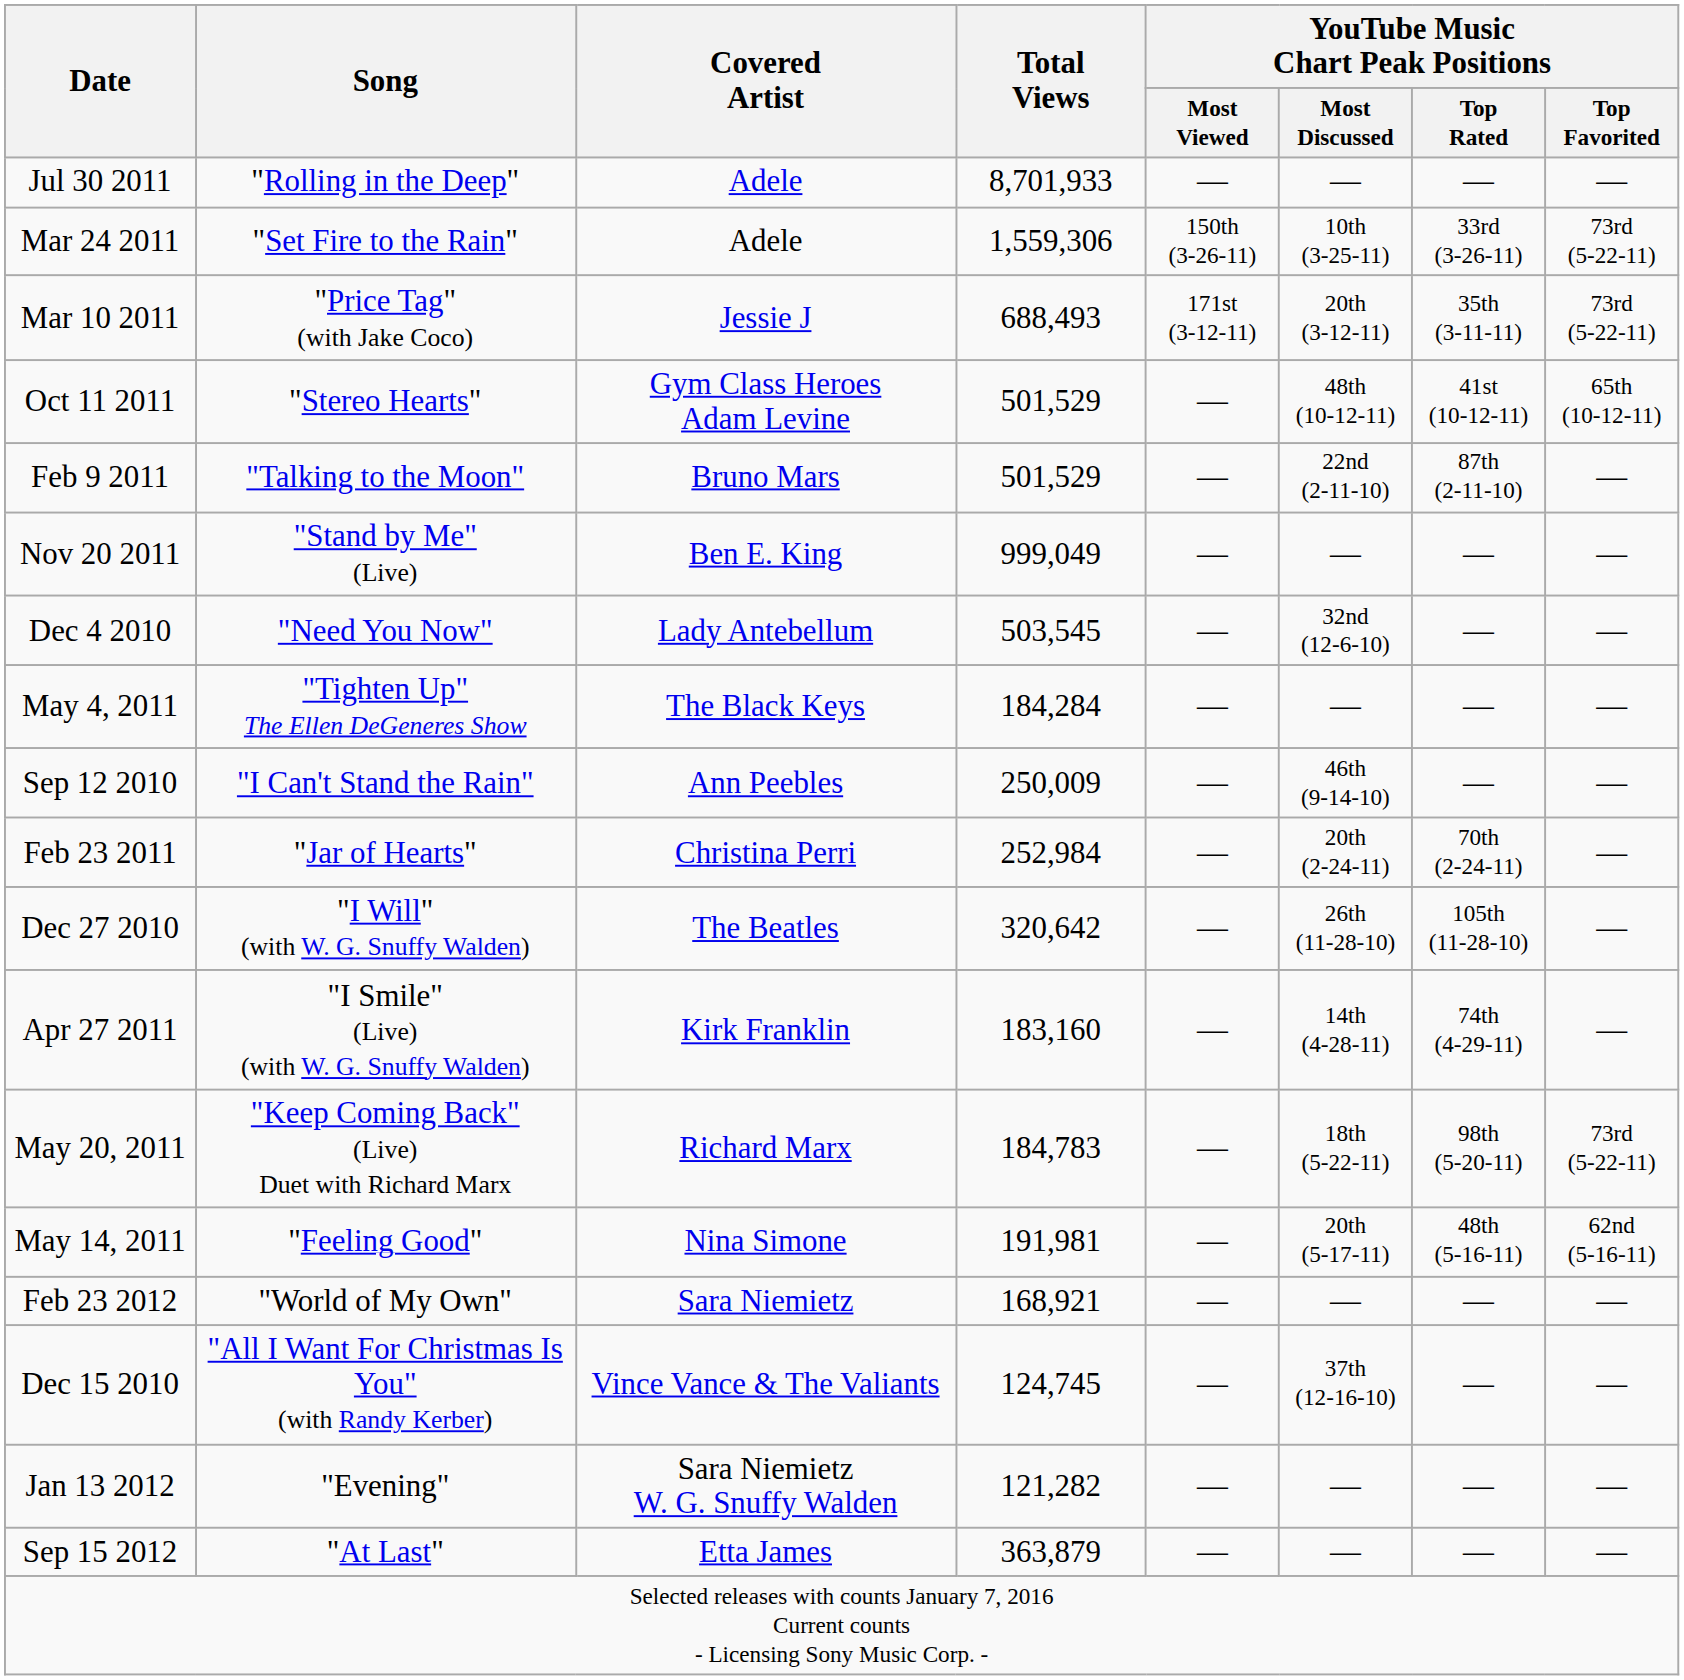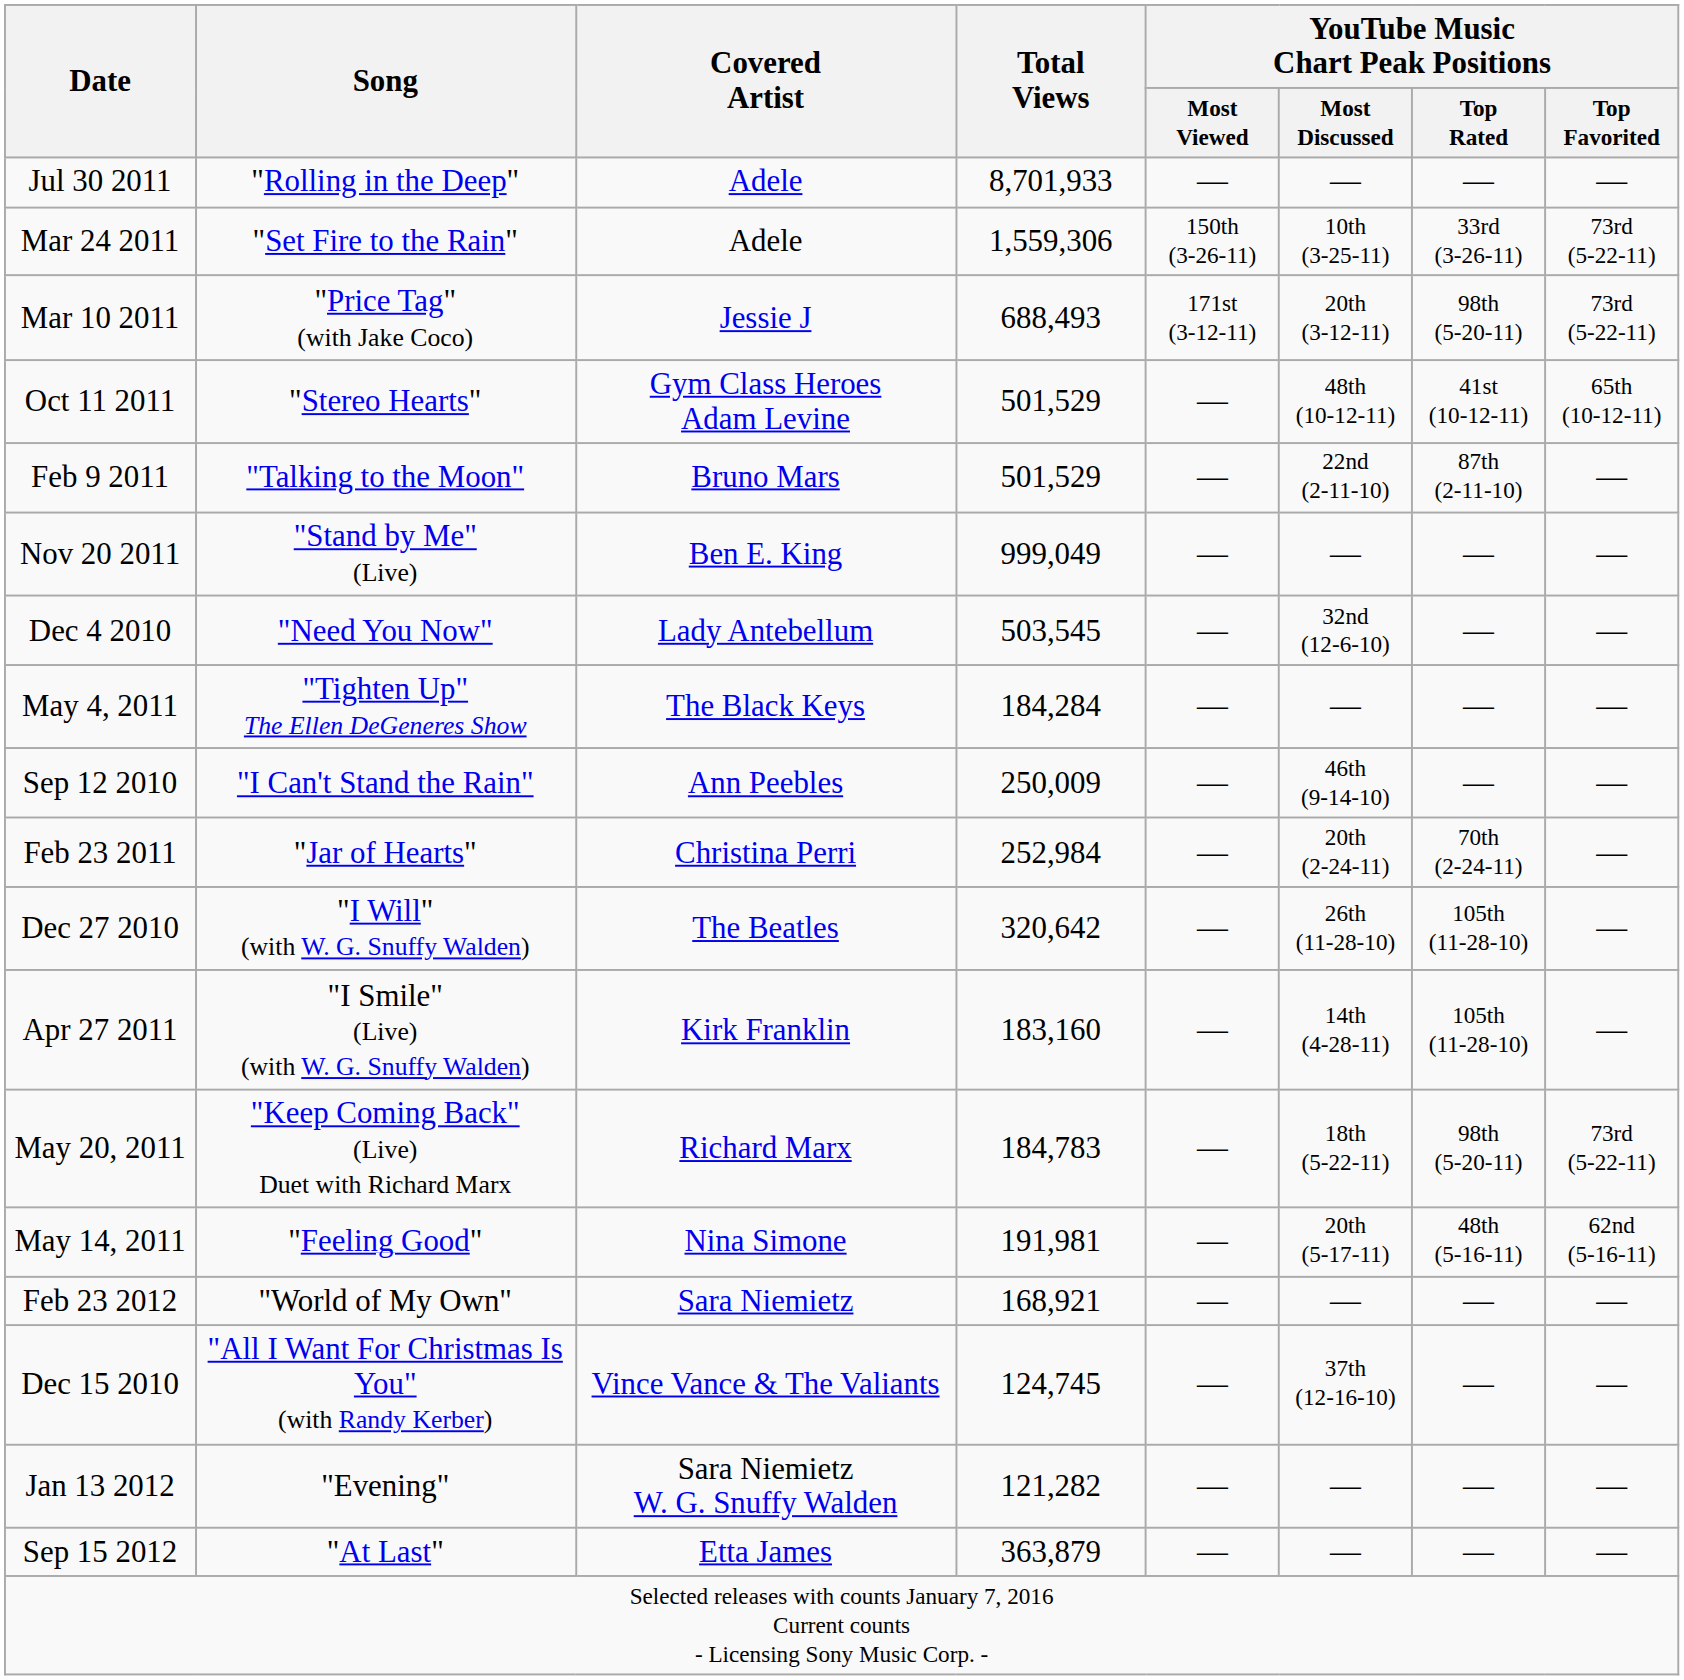(1479, 317) 35th (3-11-11) -> (1479, 317) 98th (5-20-11)
(1479, 1029) 74th (4-29-11) -> (1479, 1029) 105th (11-28-10)
